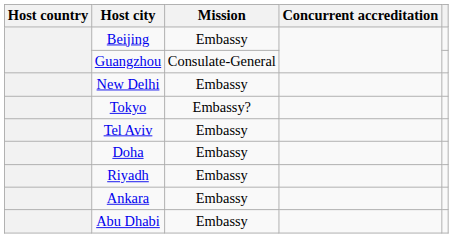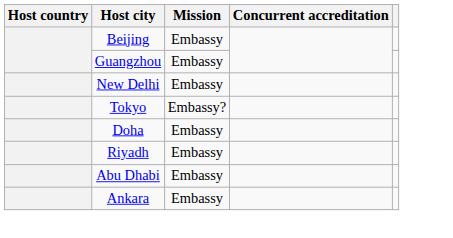(222, 61) Consulate-General -> (197, 61) Embassy
- row: (128, 130)
rows swapped: (128, 198) <-> (128, 221)
